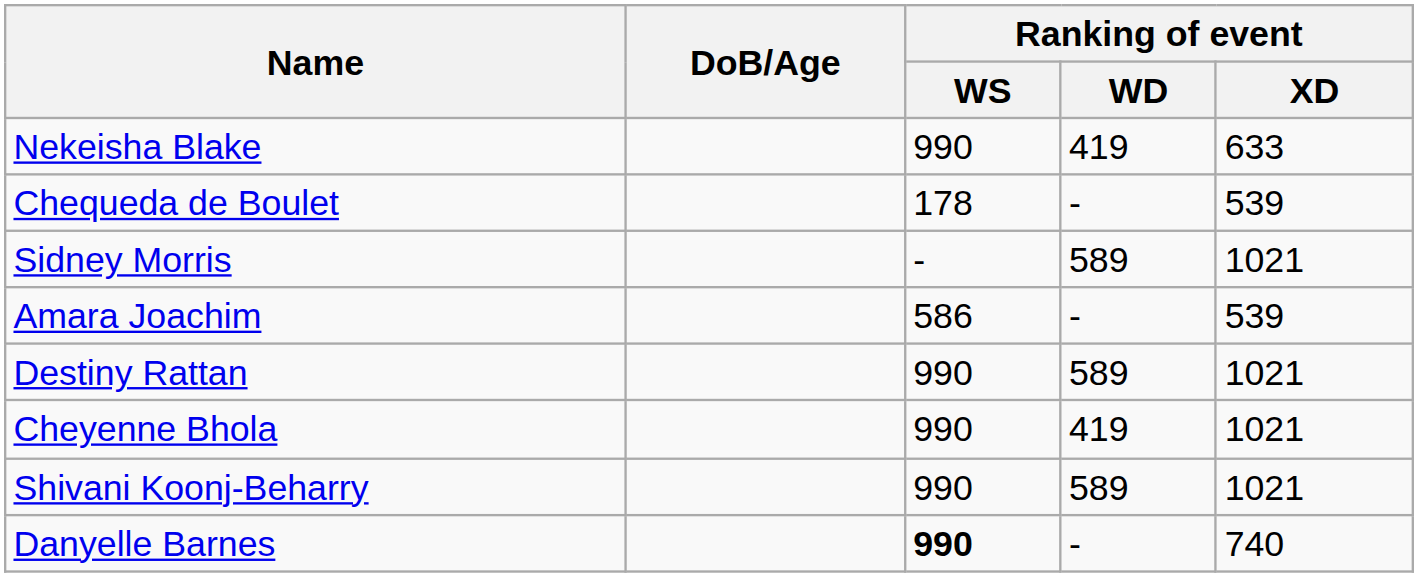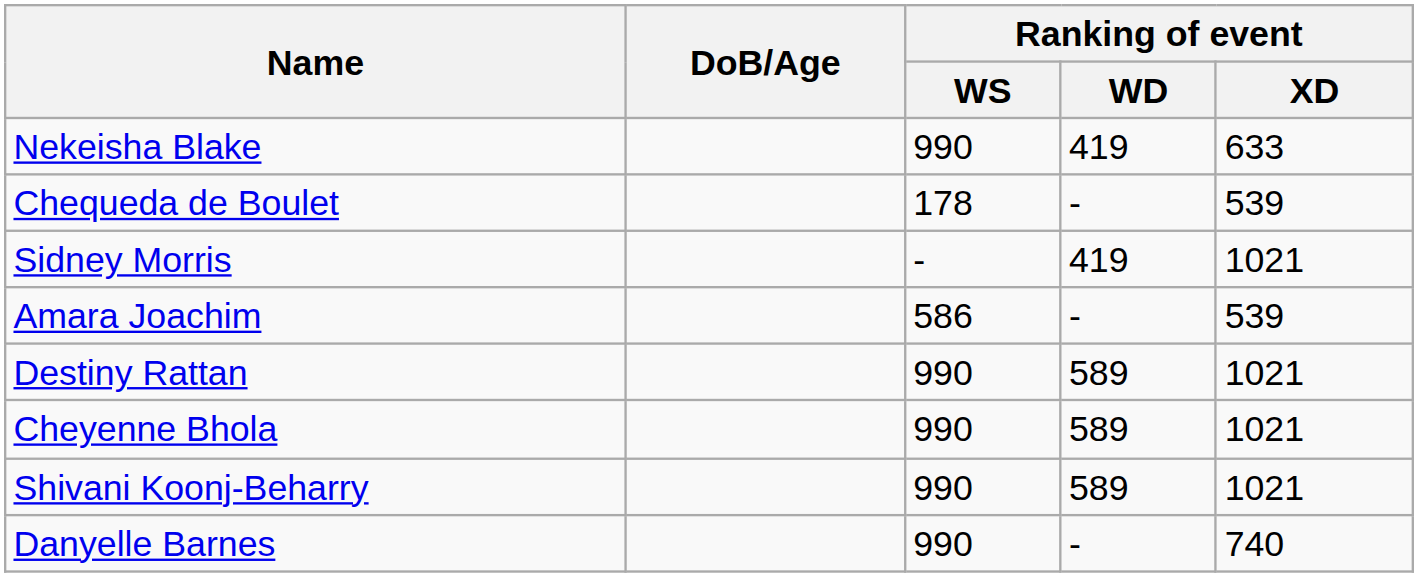(1099, 260) 589 -> (1099, 260) 419
(1099, 429) 419 -> (1099, 429) 589
(943, 543) bold -> (943, 543) normal
